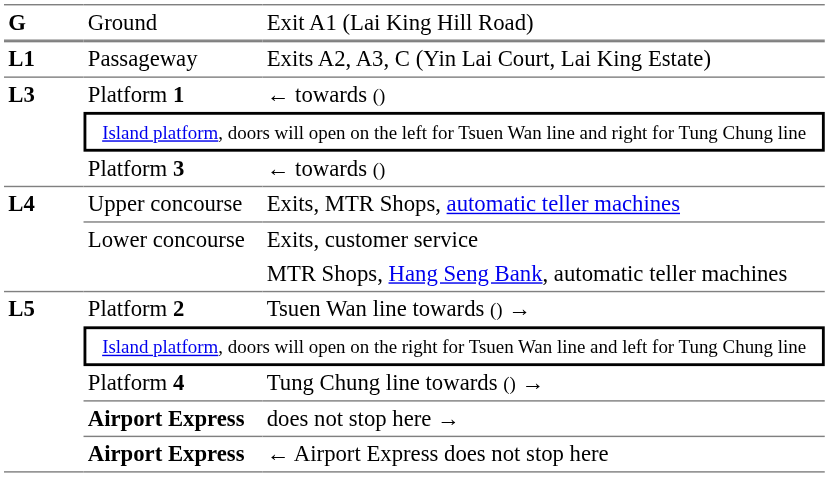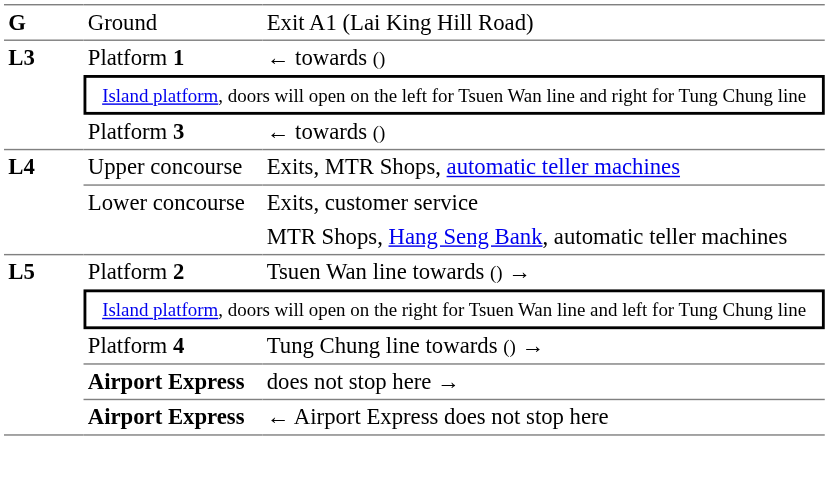- row: (143, 59)
